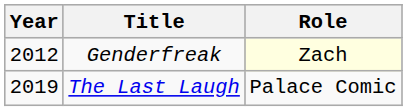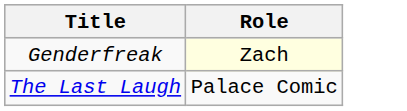- column: (34, 21)
